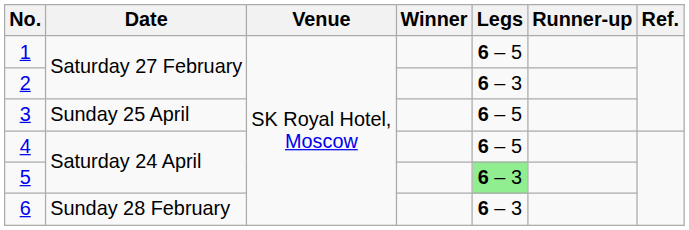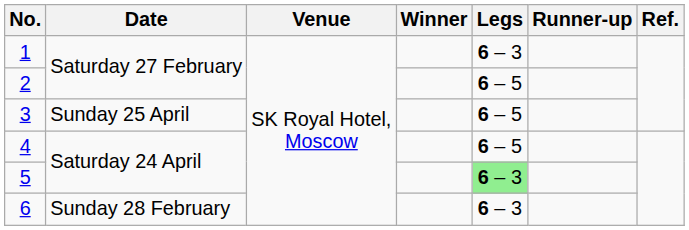(500, 51) 6 – 5 -> (500, 51) 6 – 3
(500, 83) 6 – 3 -> (500, 83) 6 – 5
